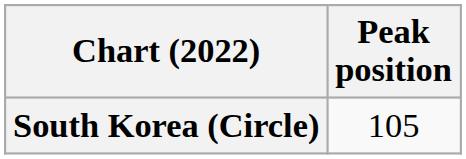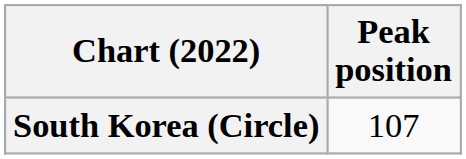(394, 125) 105 -> (394, 125) 107
